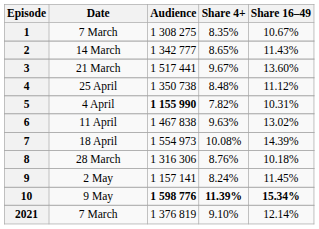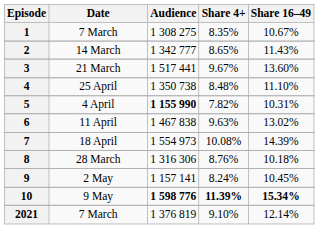(281, 86) 11.12% -> (281, 86) 11.10%
(281, 178) 11.45% -> (281, 178) 10.45%
